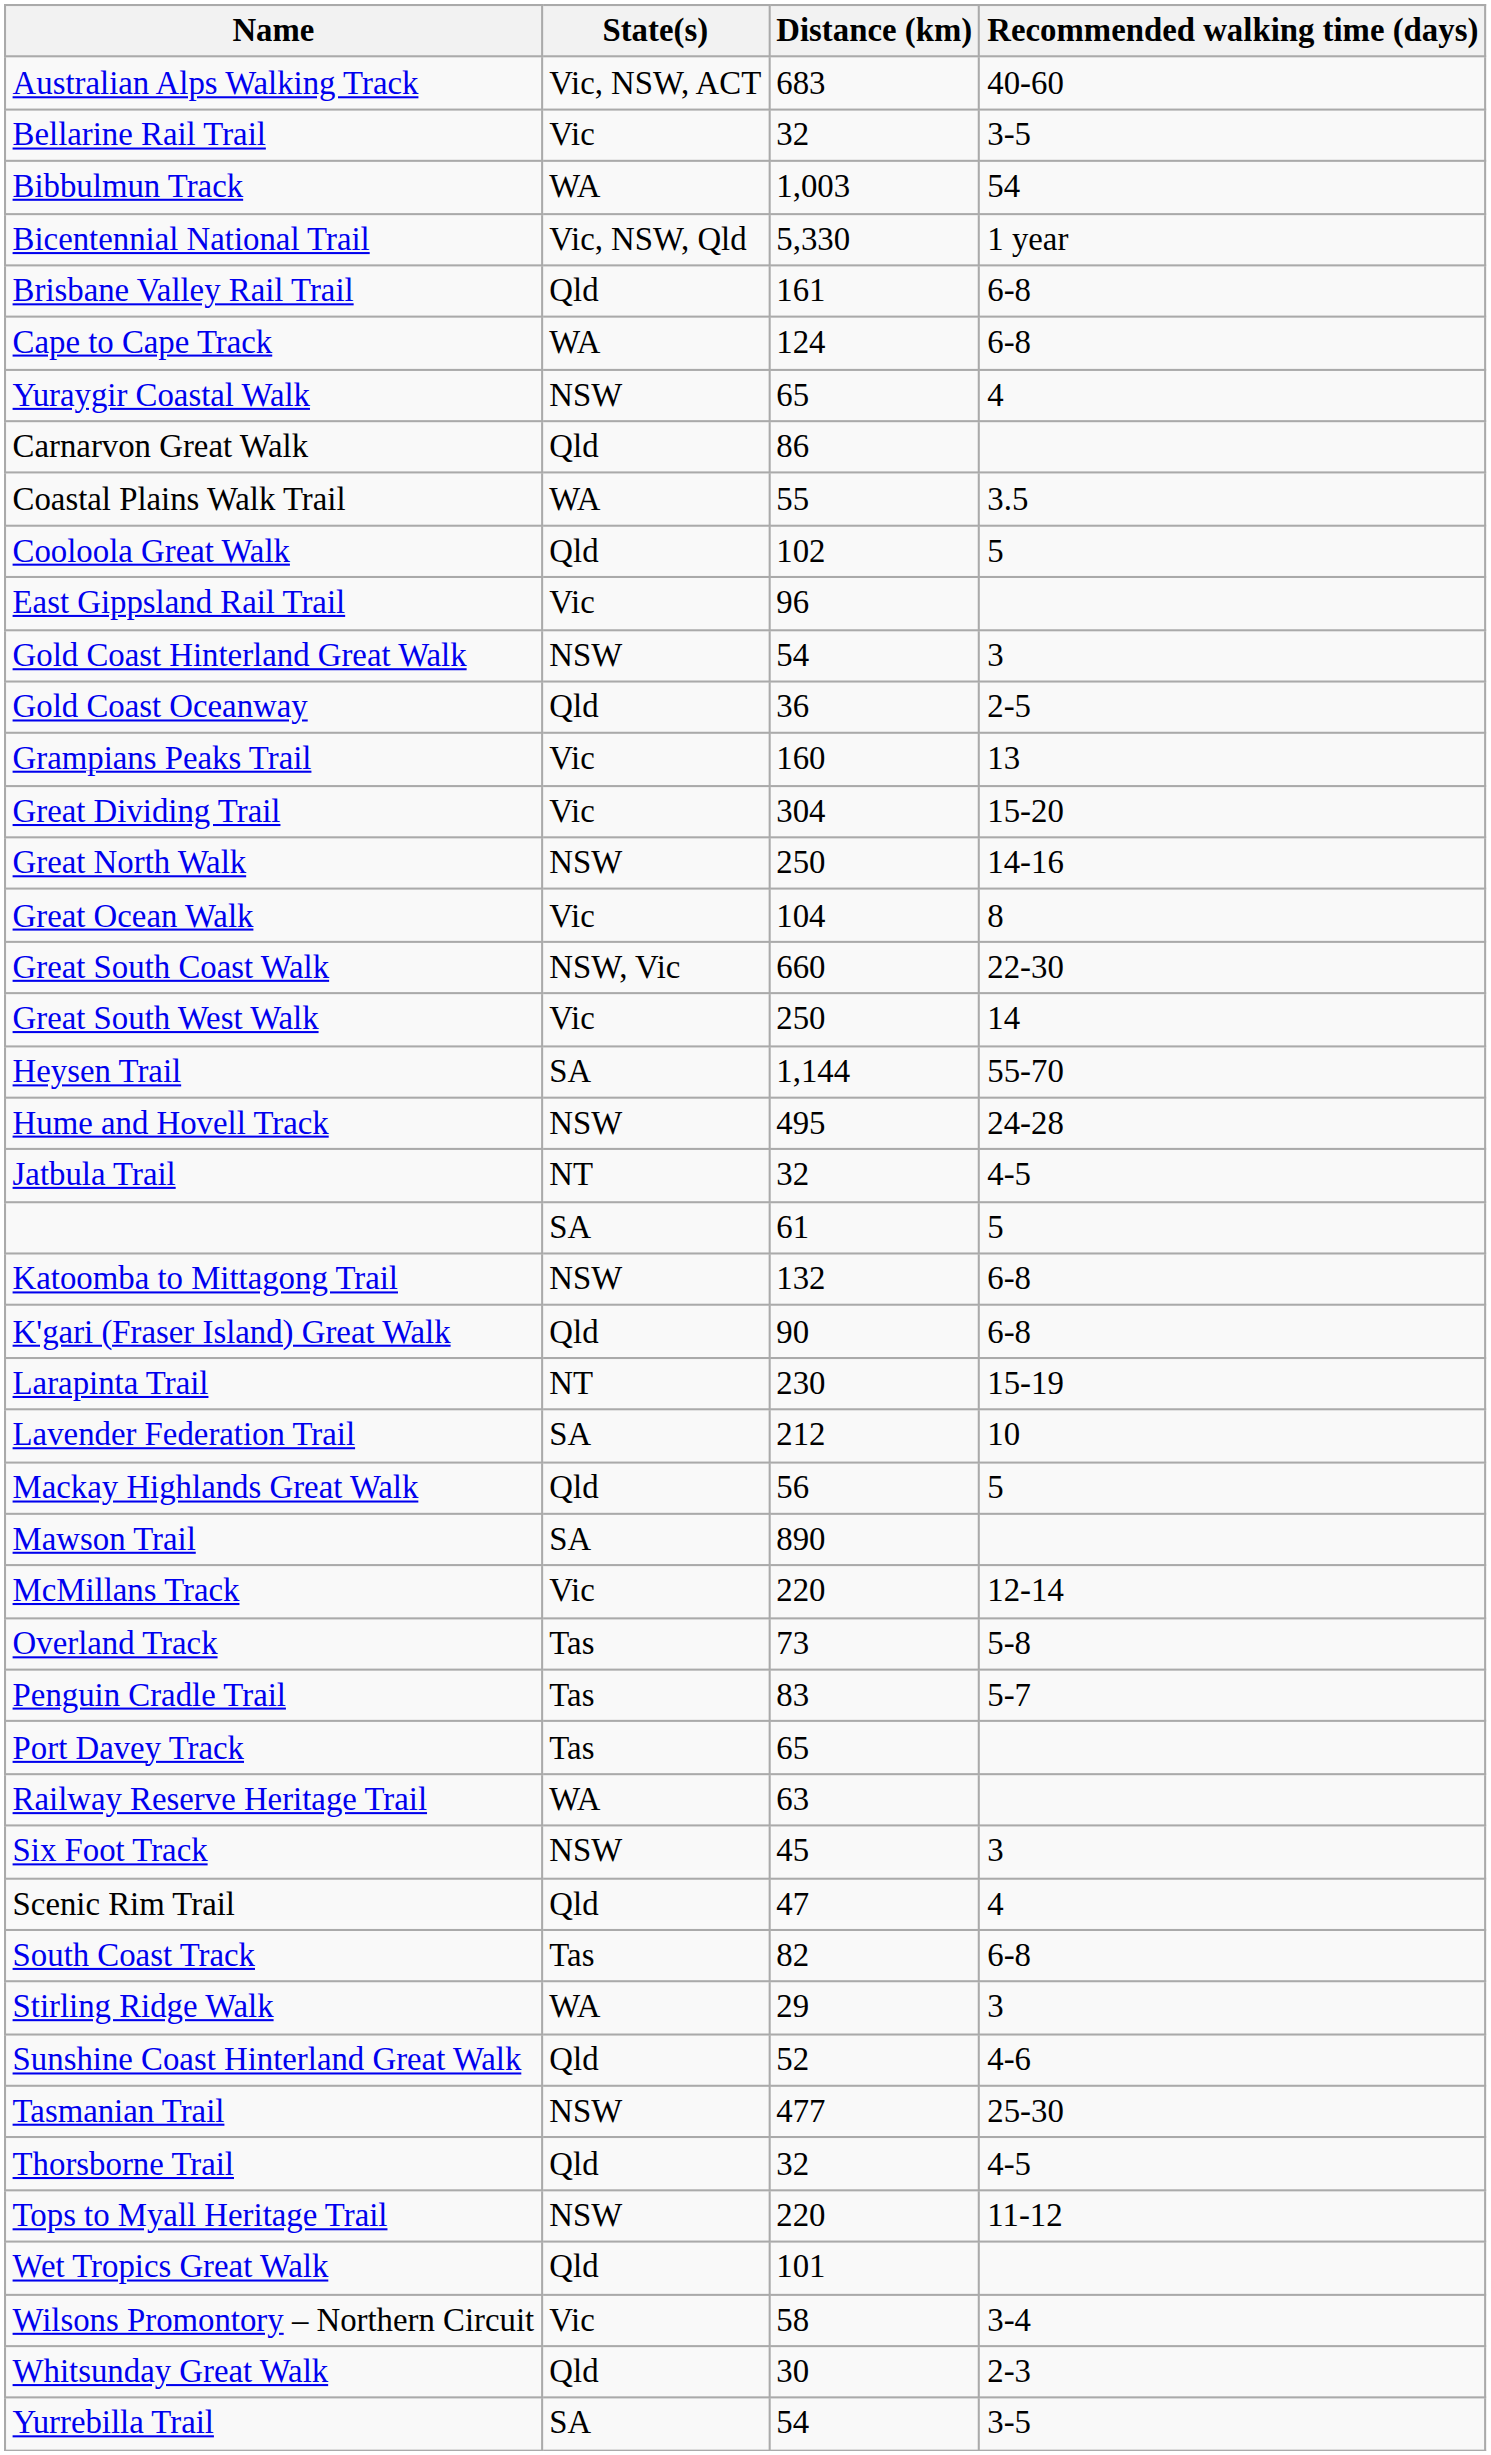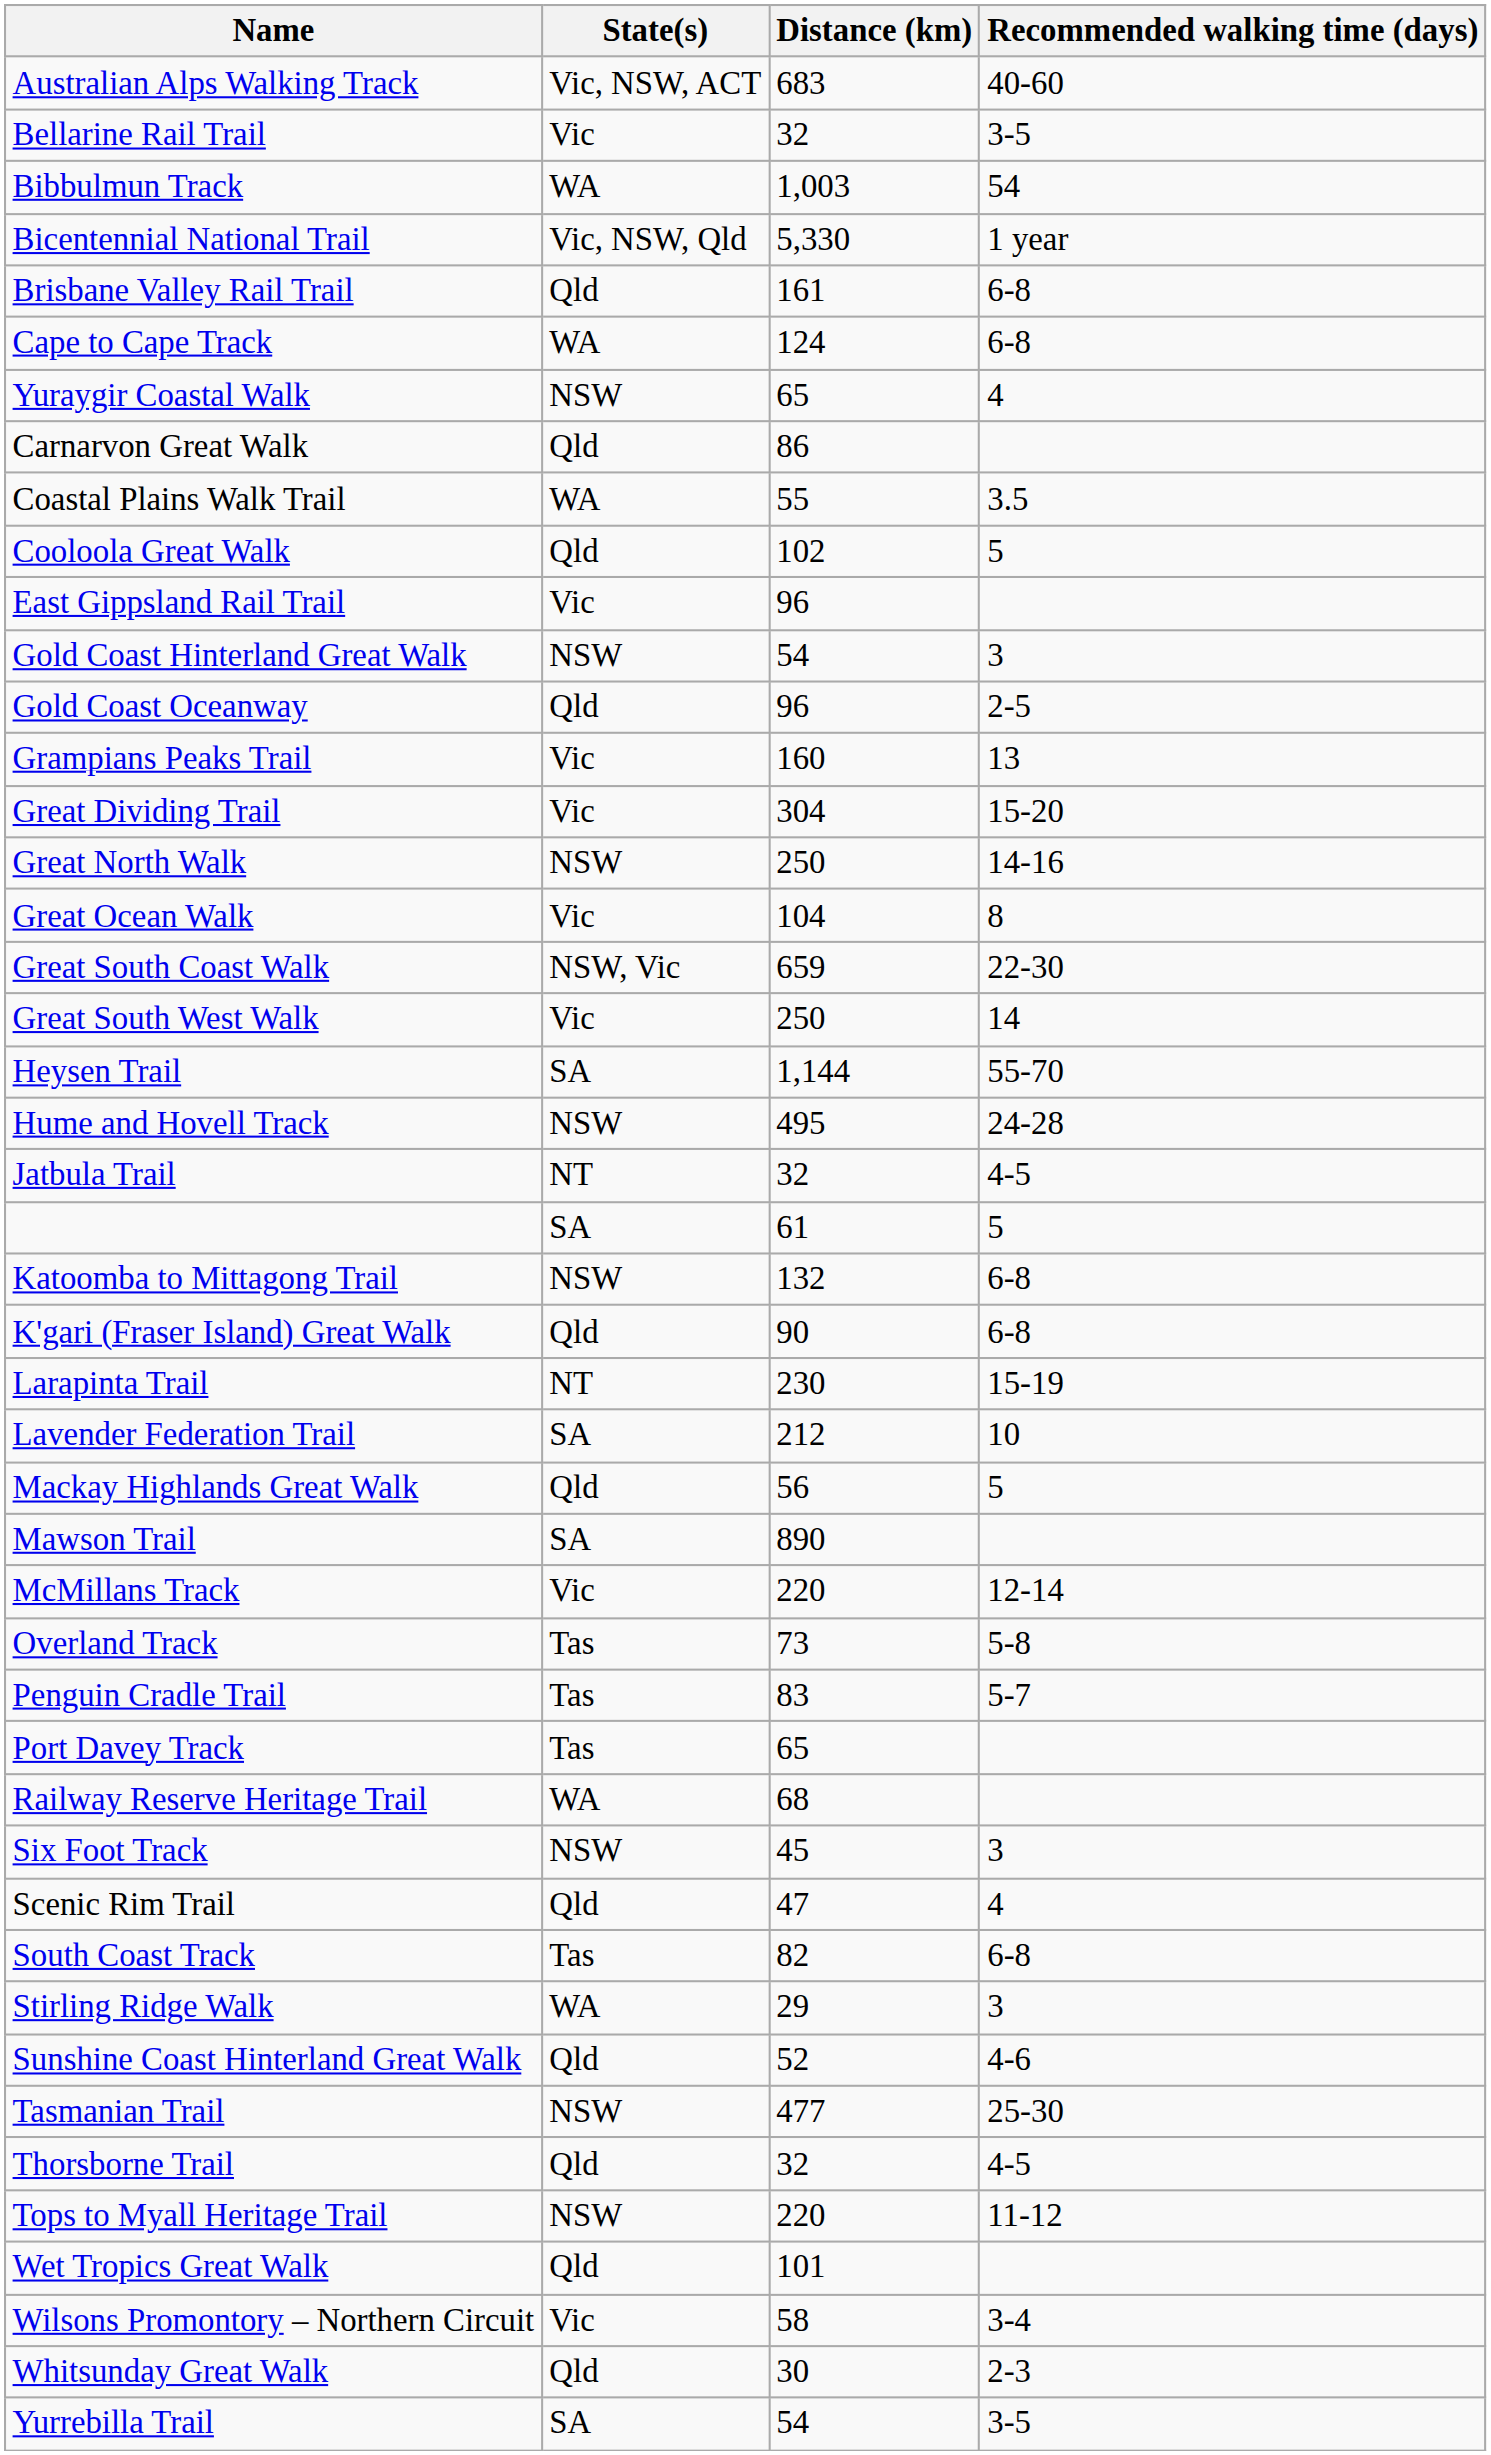(793, 706) 36 -> (793, 706) 96
(801, 966) 660 -> (801, 966) 659
(793, 1799) 63 -> (793, 1799) 68
